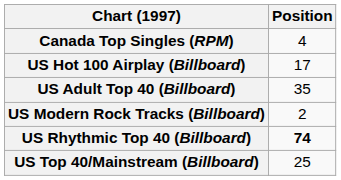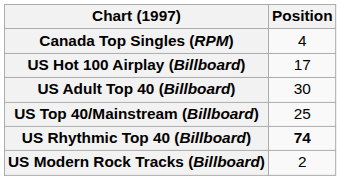(302, 89) 35 -> (302, 89) 30
rows swapped: (136, 114) <-> (136, 162)
